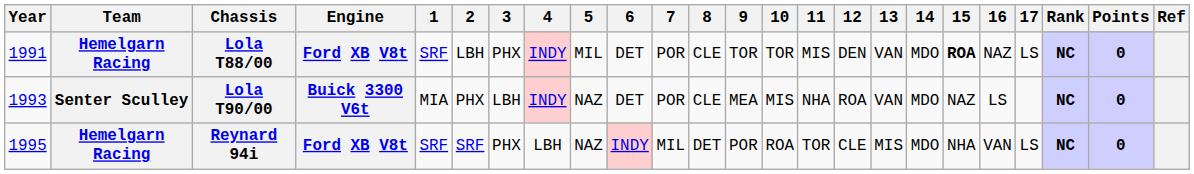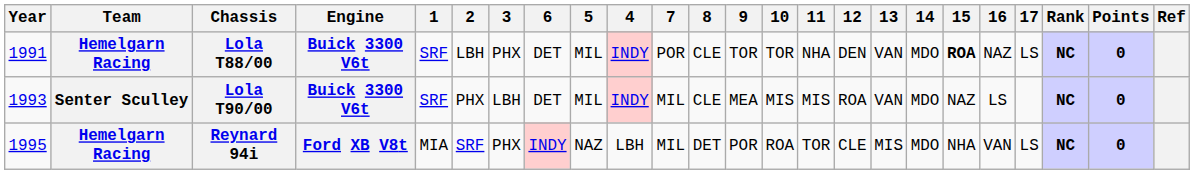columns swapped: (547, 18) <-> (630, 18)
(355, 54) Ford XB V8t -> (355, 54) Buick 3300 V6t
(816, 54) MIS -> (816, 54) NHA
(434, 100) MIA -> (434, 100) SRF
(589, 100) NAZ -> (589, 100) MIL
(671, 100) POR -> (671, 100) MIL
(816, 100) NHA -> (816, 100) MIS
(434, 146) SRF -> (434, 146) MIA
